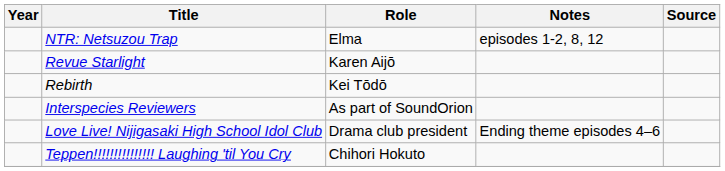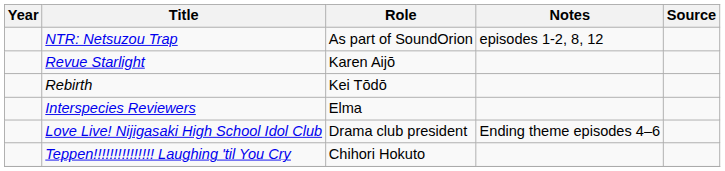(345, 39) Elma -> (401, 39) As part of SoundOrion
(401, 108) As part of SoundOrion -> (345, 108) Elma
